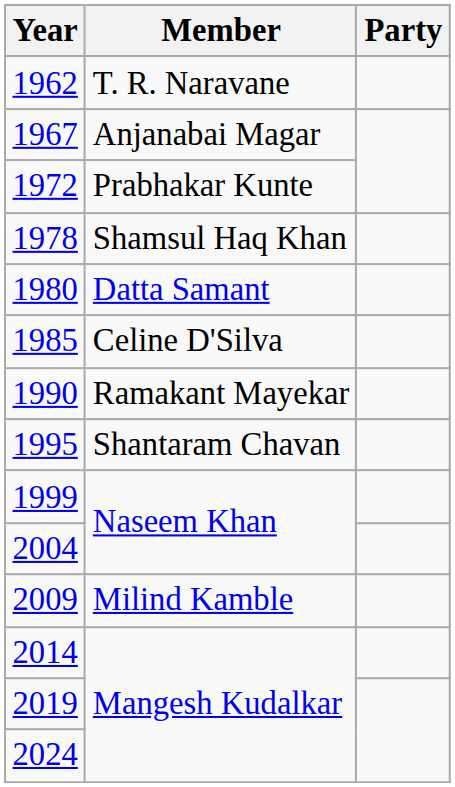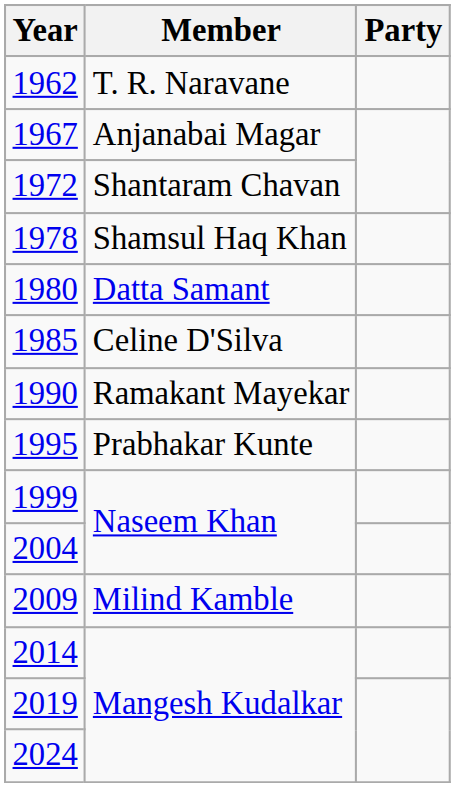(203, 185) Prabhakar Kunte -> (217, 185) Shantaram Chavan
(217, 444) Shantaram Chavan -> (203, 444) Prabhakar Kunte
